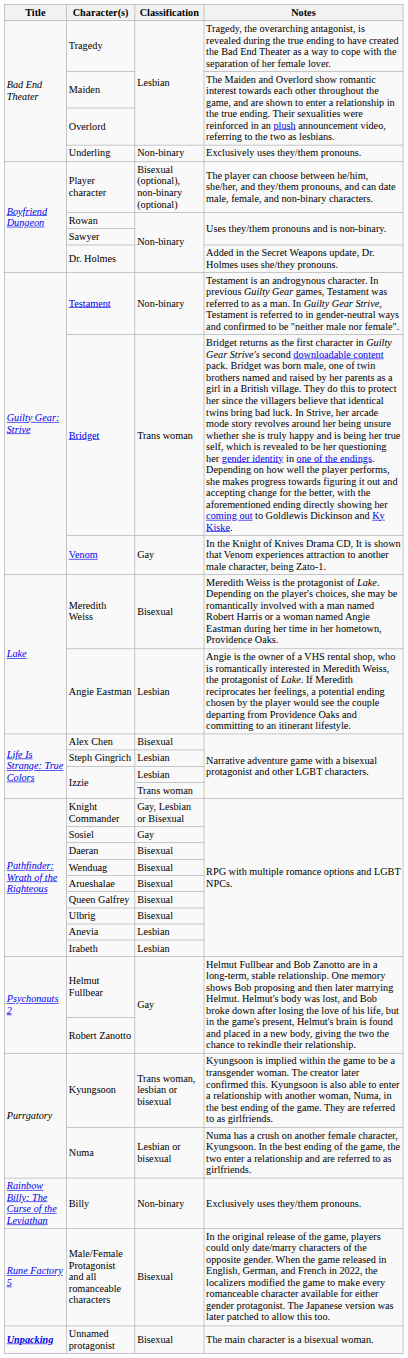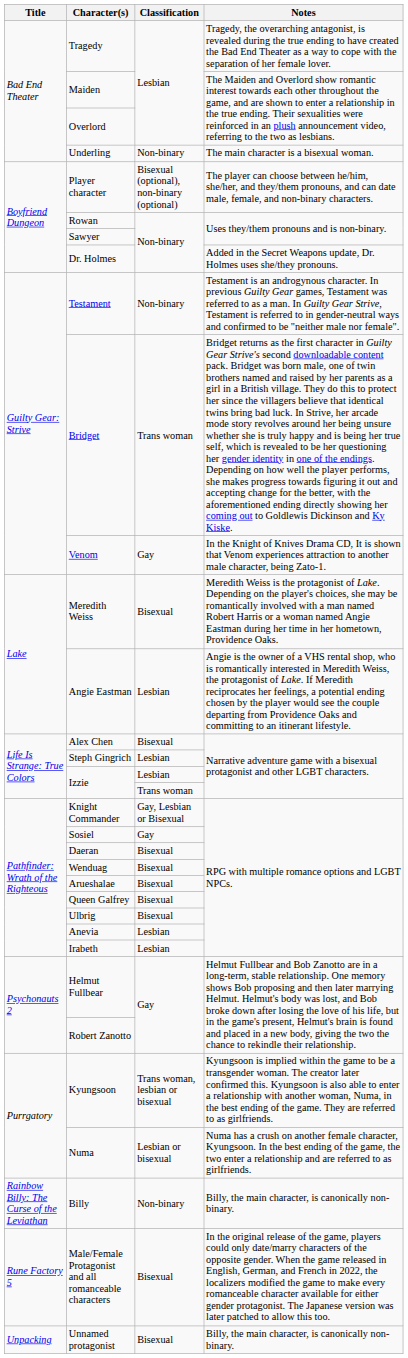(284, 153) Exclusively uses they/them pronouns. -> (290, 153) The main character is a bisexual woman.
(284, 1203) Exclusively uses they/them pronouns. -> (298, 1203) Billy, the main character, is canonically non-binary.
(30, 1339) bold -> (29, 1339) normal
(290, 1339) The main character is a bisexual woman. -> (298, 1339) Billy, the main character, is canonically non-binary.
